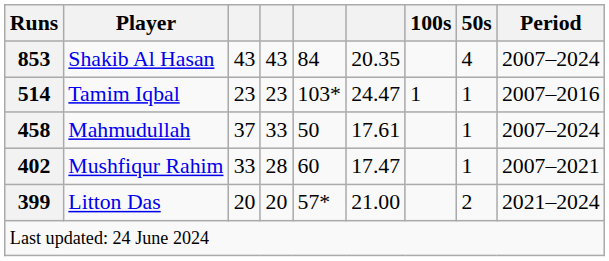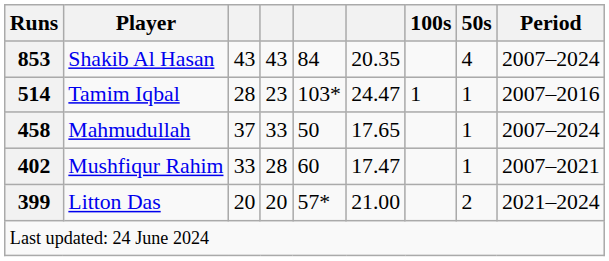(245, 94) 23 -> (245, 94) 28
(376, 130) 17.61 -> (376, 130) 17.65
